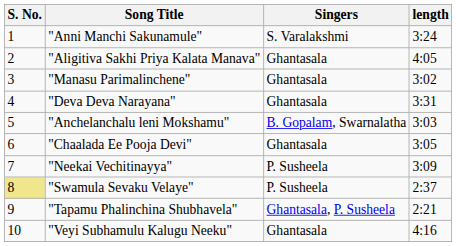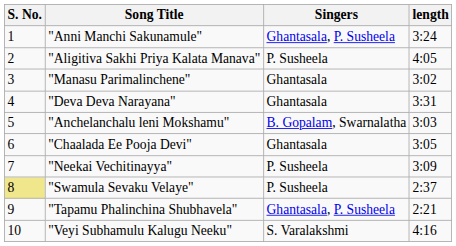(308, 36) S. Varalakshmi -> (331, 36) Ghantasala, P. Susheela
(297, 58) Ghantasala -> (297, 58) P. Susheela
(297, 230) Ghantasala -> (308, 230) S. Varalakshmi
